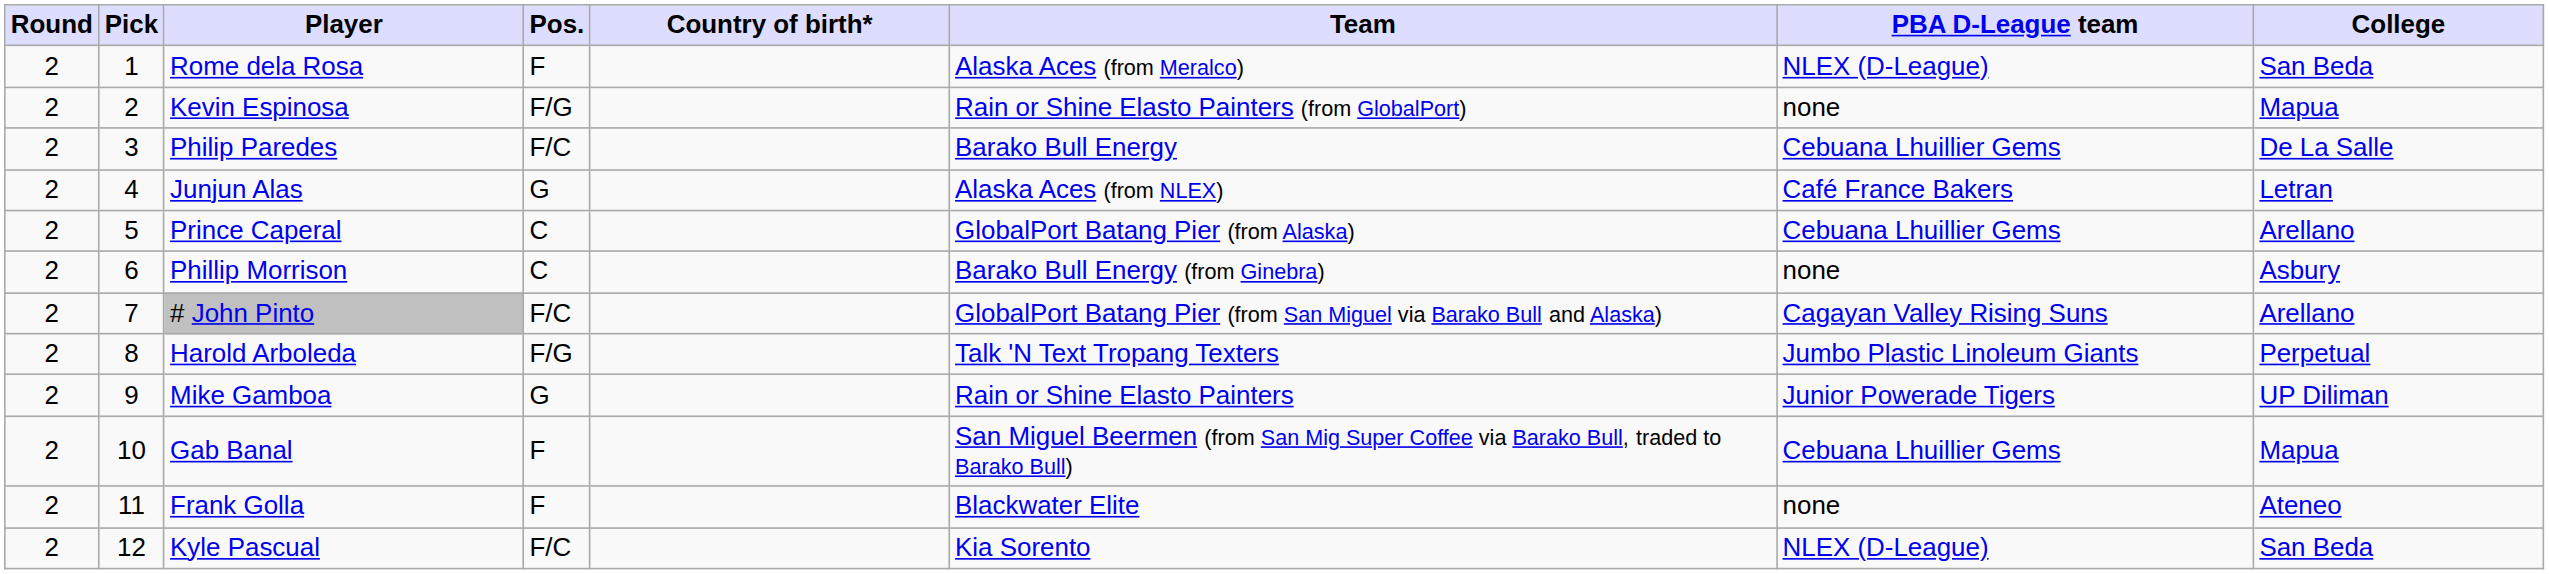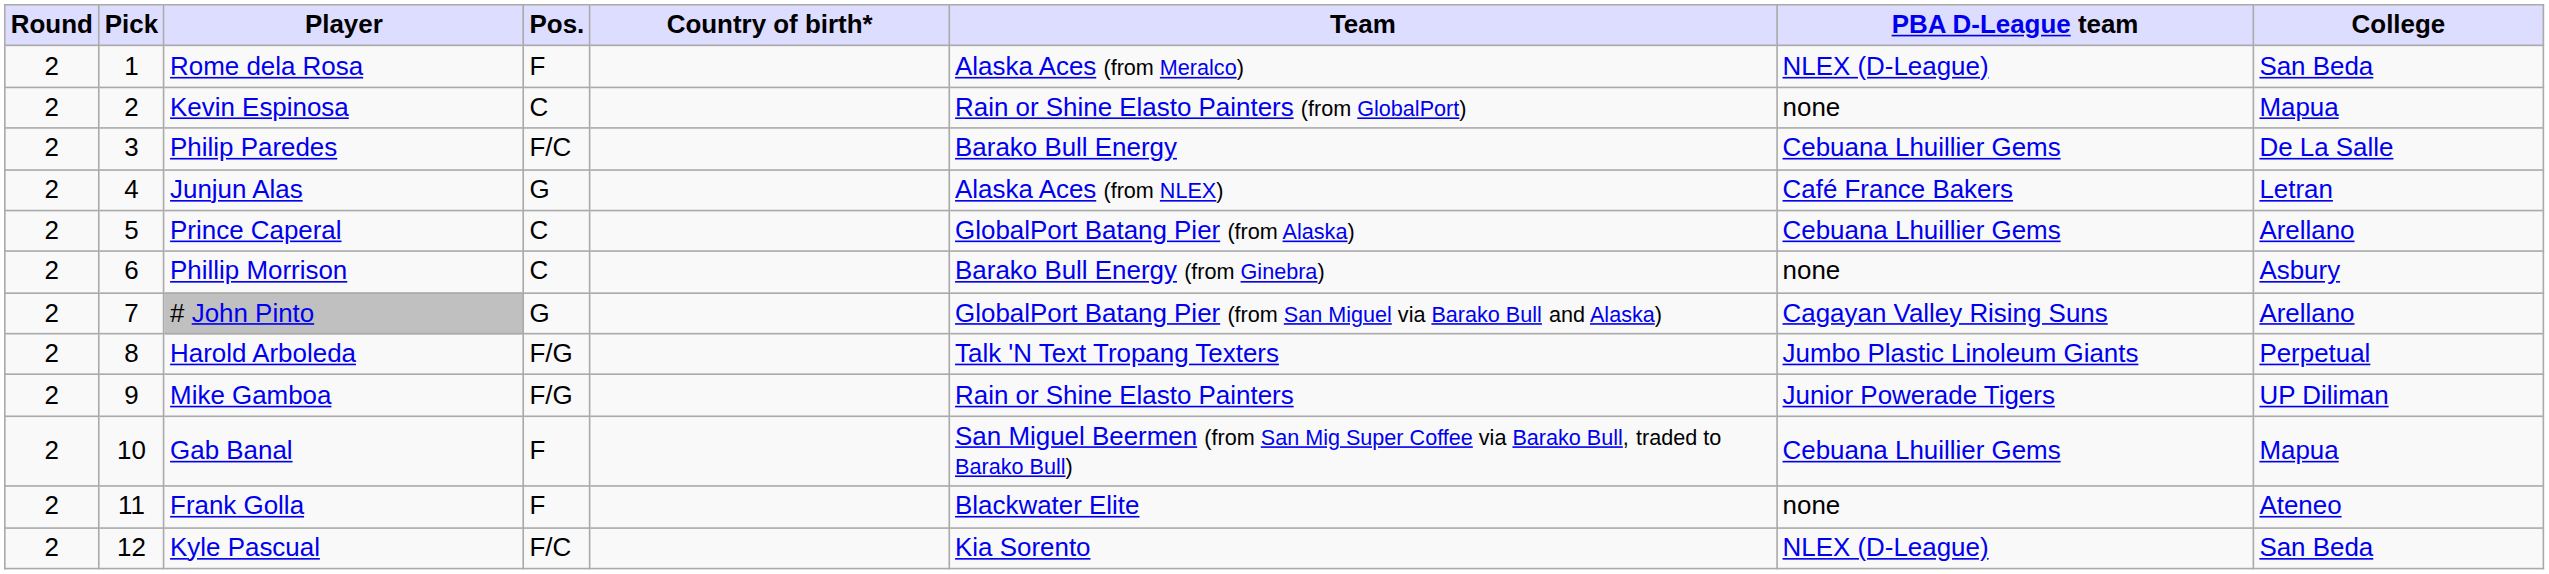(551, 107) F/G -> (539, 107) C
(550, 312) F/C -> (540, 312) G
(540, 395) G -> (551, 395) F/G
